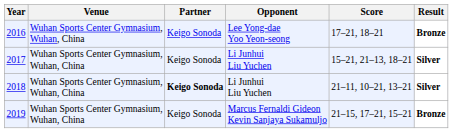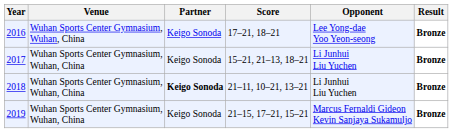columns swapped: (277, 12) <-> (372, 12)
(428, 60) Silver -> (431, 60) Bronze
(428, 87) Silver -> (431, 87) Bronze
